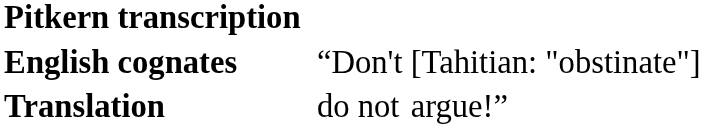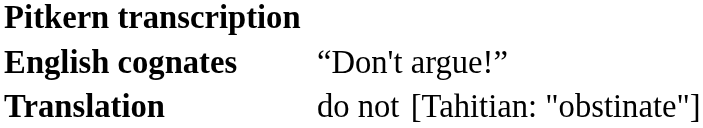(556, 61) [Tahitian: "obstinate"] -> (459, 61) argue!”
(459, 106) argue!” -> (556, 106) [Tahitian: "obstinate"]
